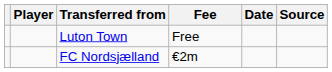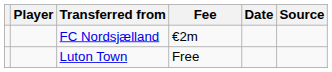rows swapped: (109, 57) <-> (93, 36)
